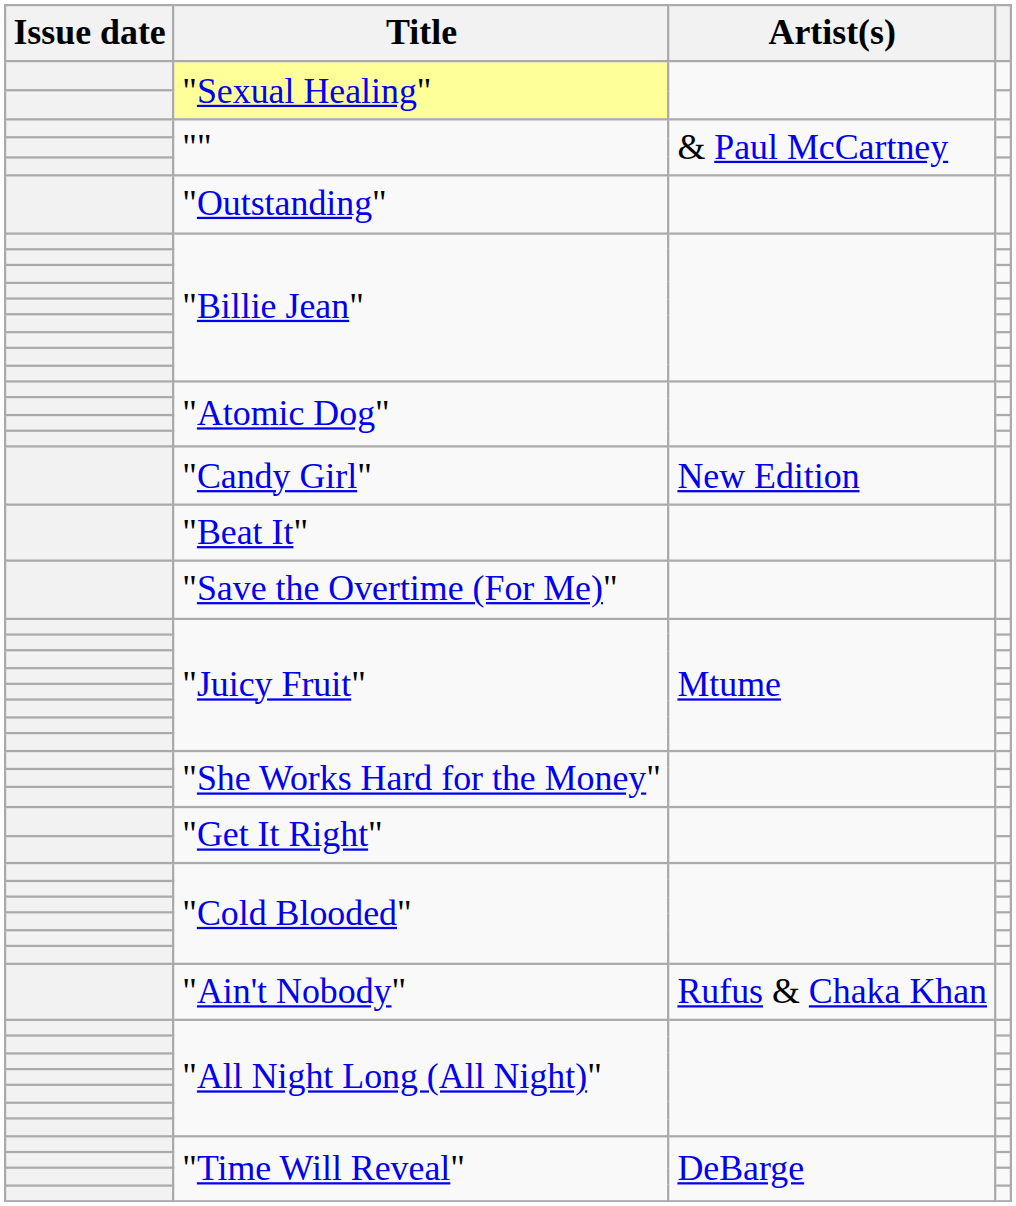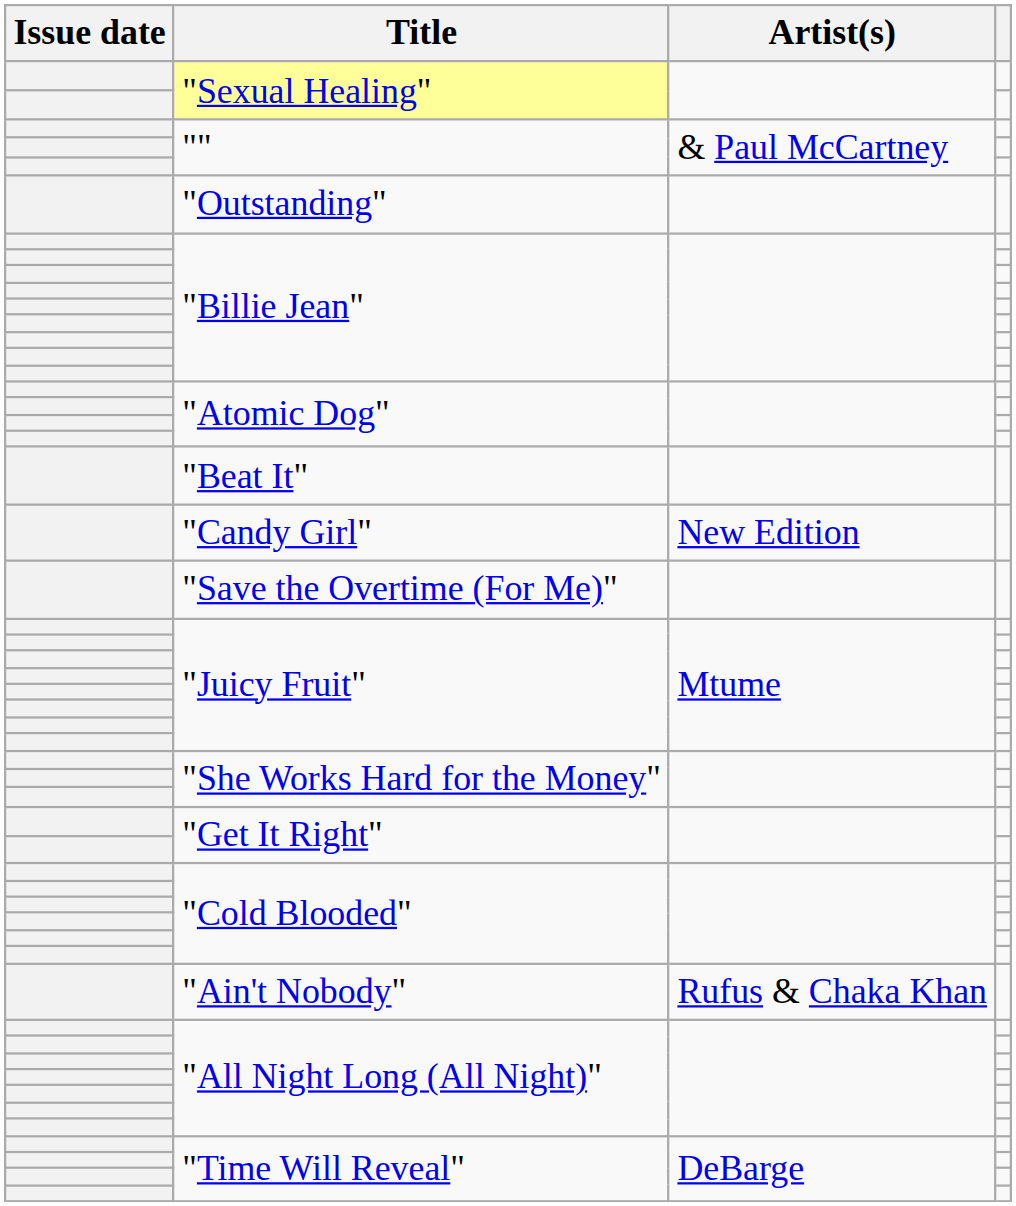rows swapped: (277, 475) <-> (245, 531)
